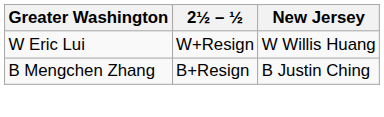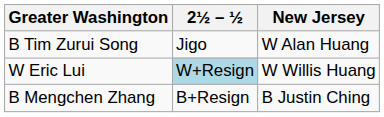+ row: (73, 44)
(215, 44) no background -> (215, 71) lightblue background
